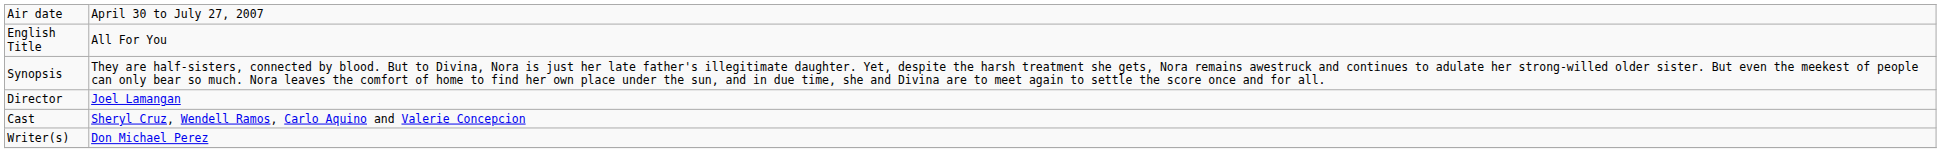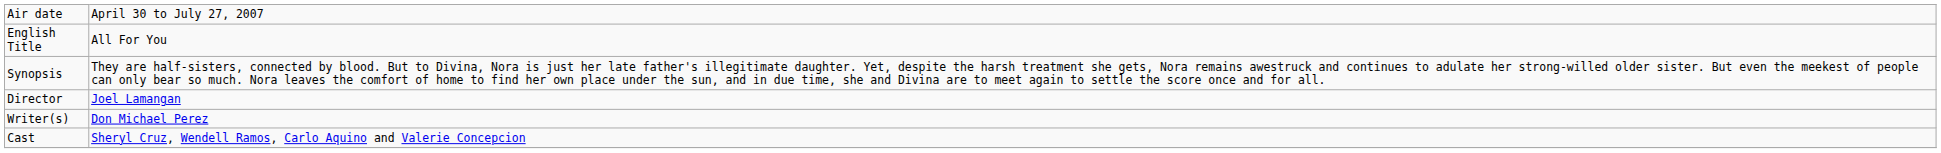rows swapped: (38, 138) <-> (21, 118)
